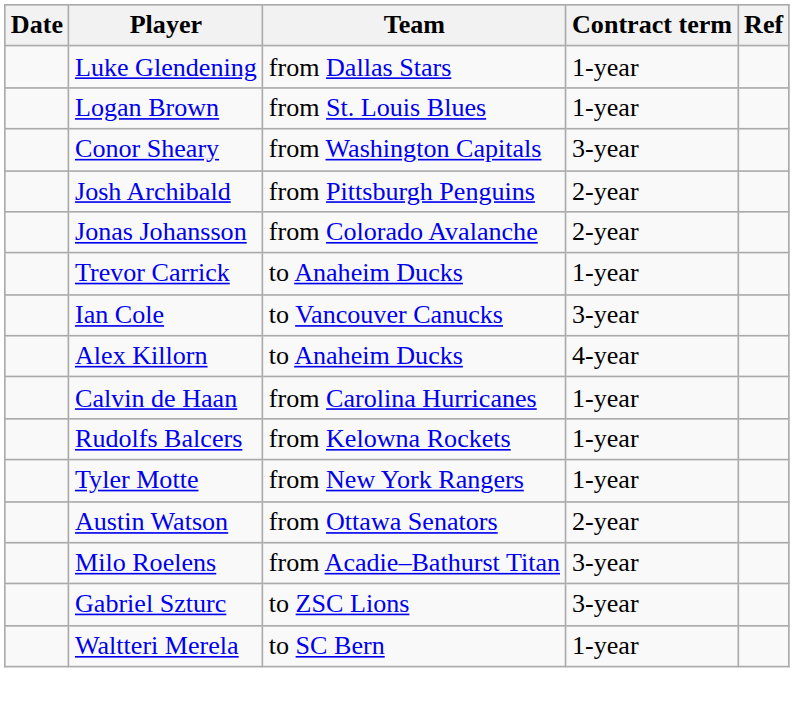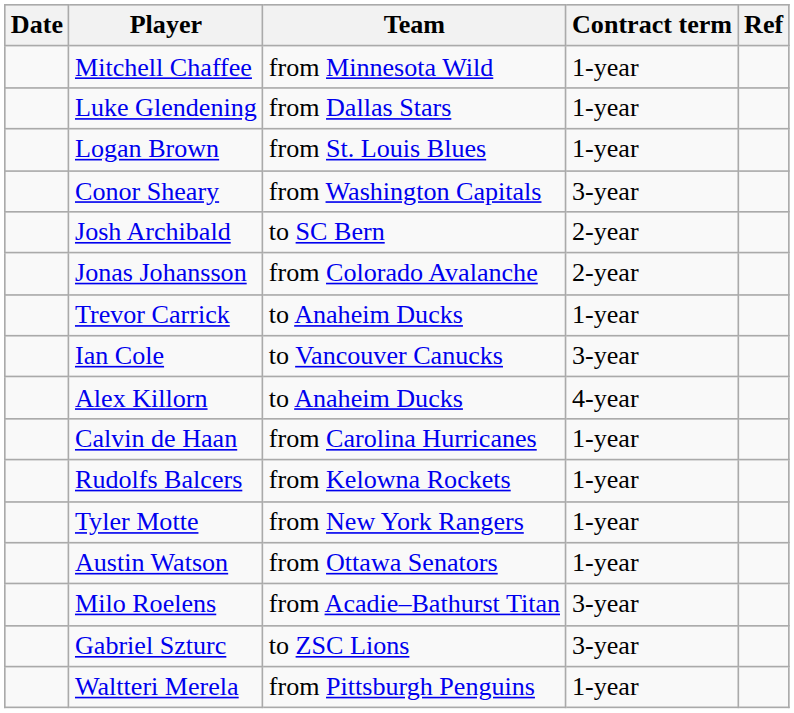+ row: (163, 66)
(402, 190) from Pittsburgh Penguins -> (327, 231) to SC Bern
(605, 521) 2-year -> (605, 562) 1-year
(327, 645) to SC Bern -> (402, 686) from Pittsburgh Penguins
